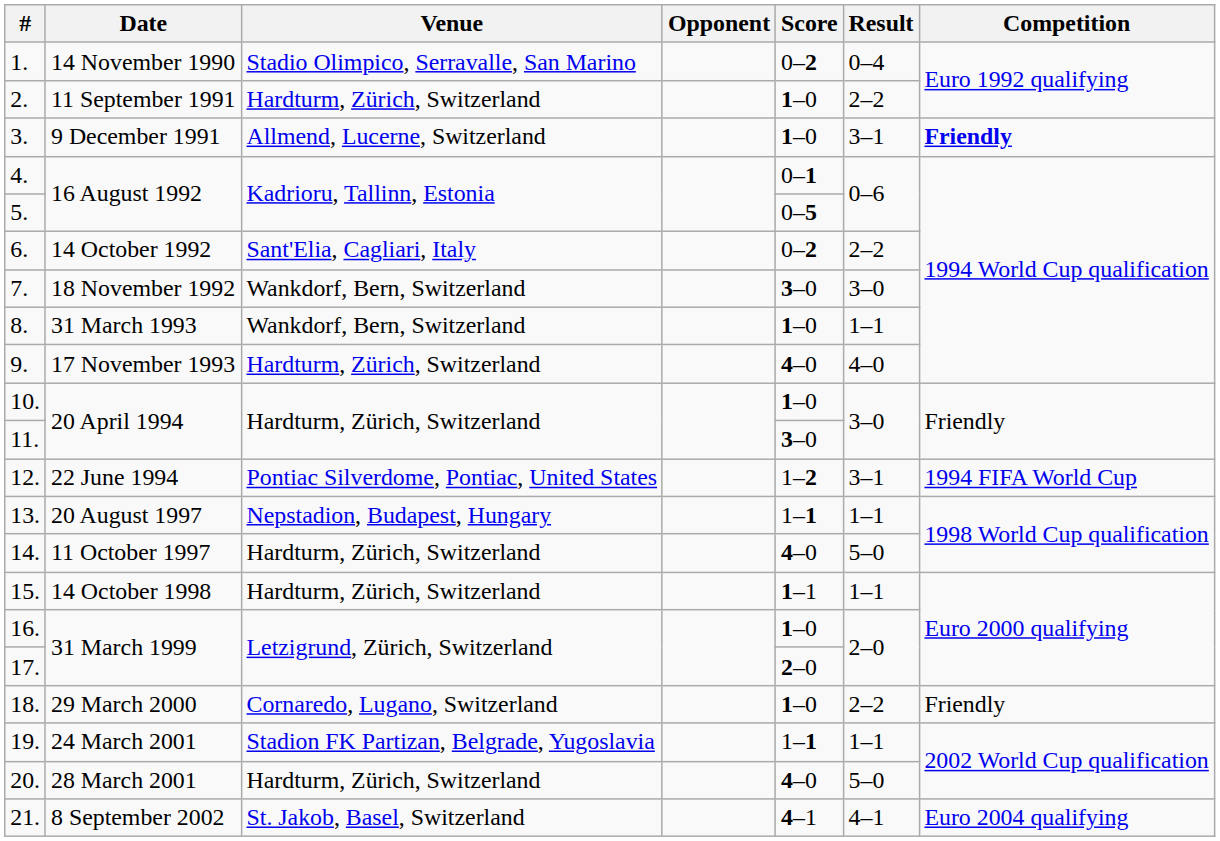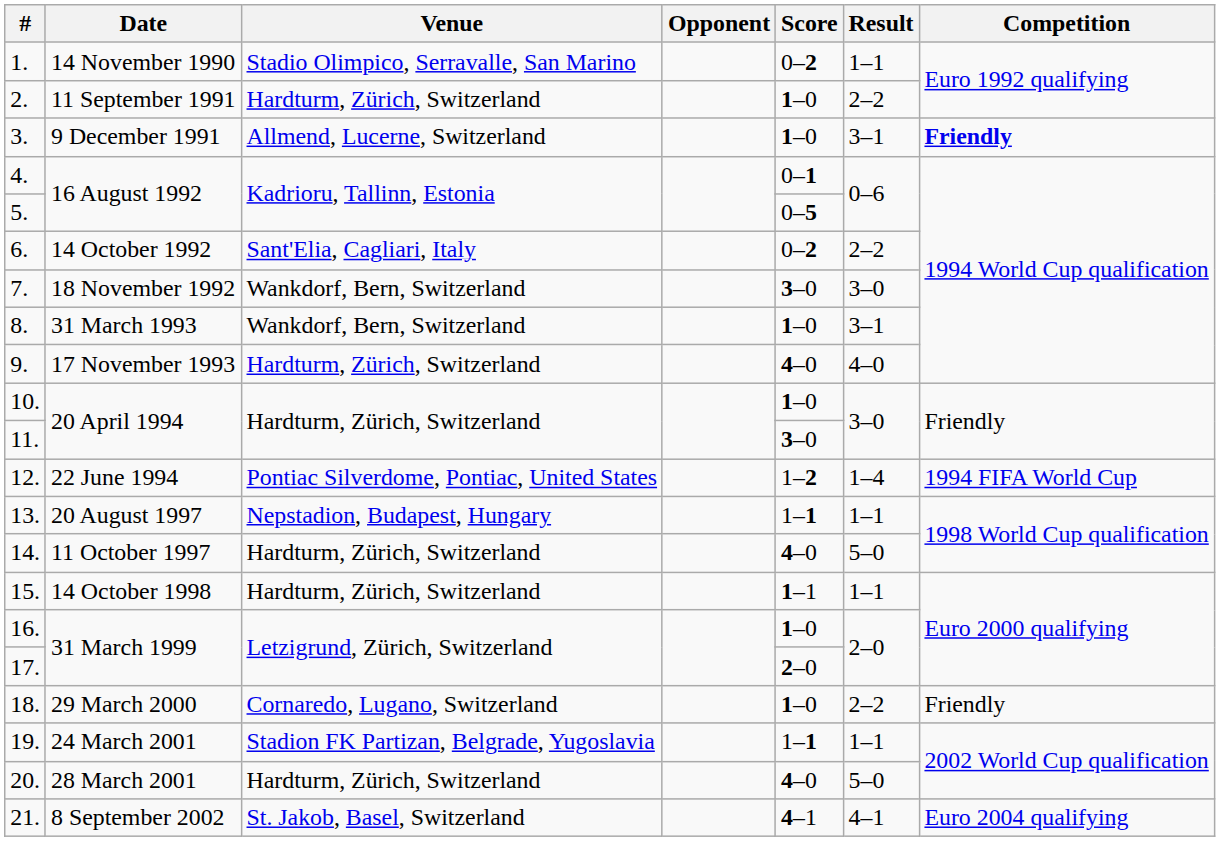(866, 61) 0–4 -> (866, 61) 1–1
(866, 325) 1–1 -> (866, 325) 3–1
(866, 477) 3–1 -> (866, 477) 1–4
